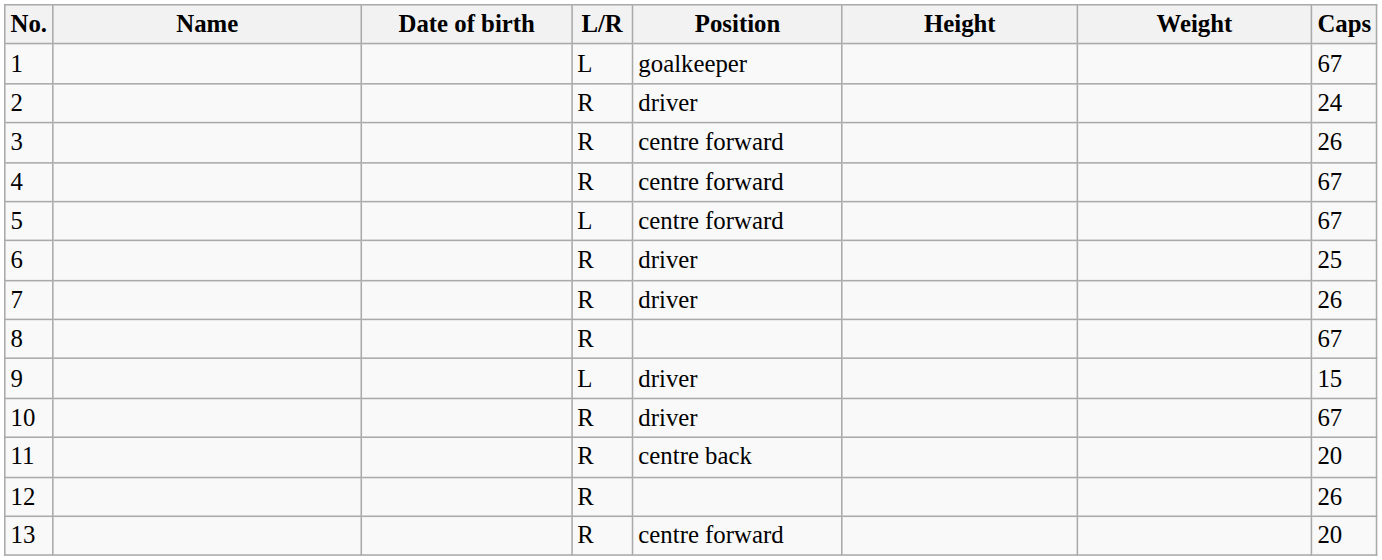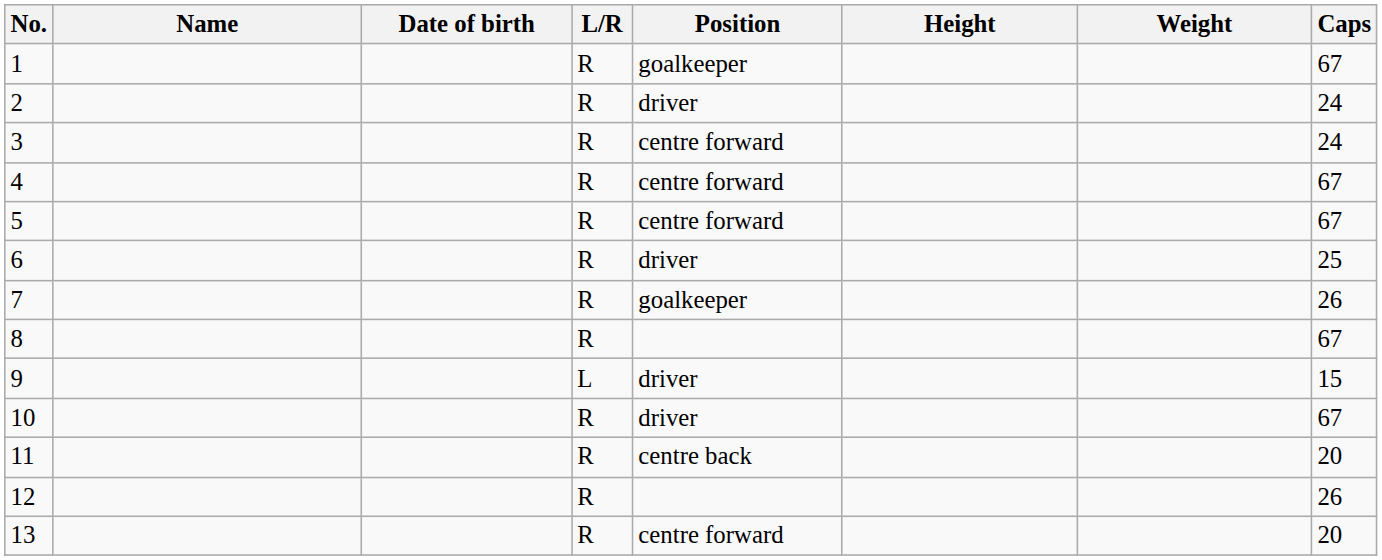(585, 63) L -> (586, 63) R
(1330, 142) 26 -> (1330, 142) 24
(585, 220) L -> (586, 220) R
(668, 299) driver -> (693, 299) goalkeeper
